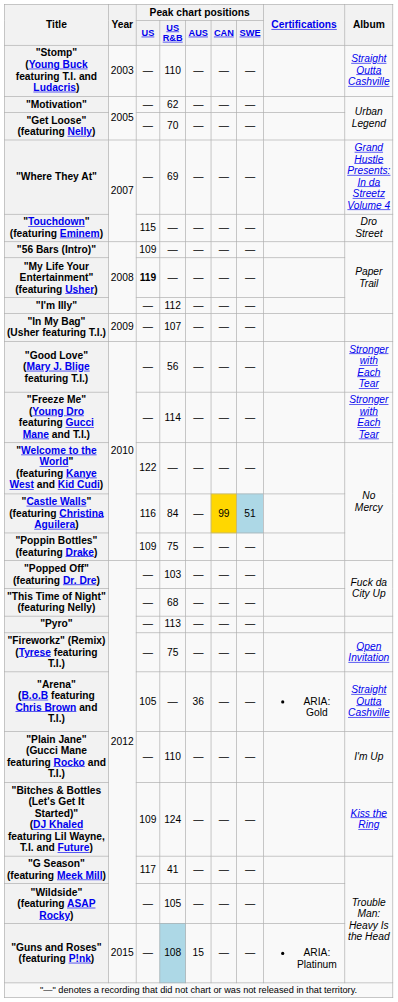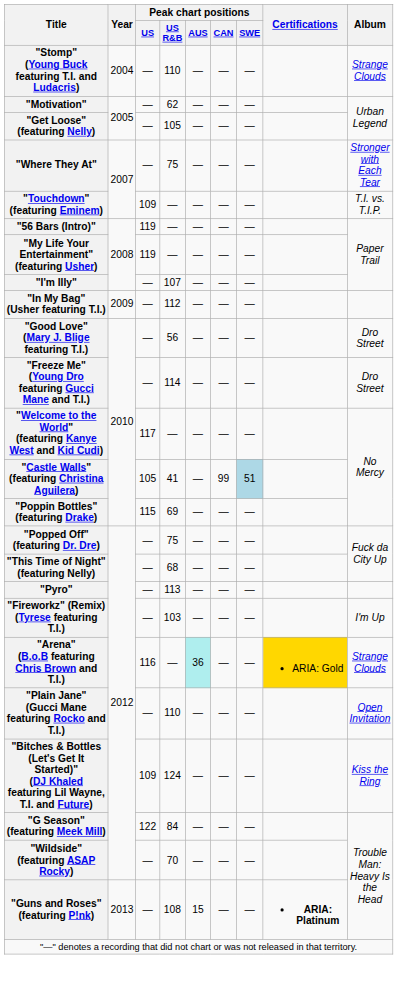(122, 70) 2003 -> (122, 70) 2004
(369, 70) Straight Outta Cashville -> (370, 70) Strange Clouds
(173, 126) 70 -> (172, 126) 105
(173, 177) 69 -> (172, 165) 75
(369, 177) Grand Hustle Presents: In da Streetz Volume 4 -> (370, 165) Stronger with Each Tear
(148, 228) 115 -> (148, 205) 109
(369, 228) Dro Street -> (370, 205) T.I. vs. T.I.P.
(148, 250) 109 -> (148, 227) 119
(148, 277) bold -> (148, 254) normal
(173, 305) 112 -> (172, 282) 107
(173, 327) 107 -> (172, 304) 112
(369, 366) Stronger with Each Tear -> (370, 338) Dro Street
(369, 417) Stronger with Each Tear -> (370, 383) Dro Street
(148, 468) 122 -> (148, 433) 117
(148, 513) 116 -> (148, 478) 105
(173, 513) 84 -> (172, 478) 41
(224, 513) gold background -> (224, 478) no background
(148, 547) 109 -> (148, 512) 115
(173, 547) 75 -> (172, 512) 69
(173, 574) 103 -> (172, 540) 75
(173, 652) 75 -> (172, 617) 103
(369, 652) Open Invitation -> (370, 617) I'm Up
(148, 701) 105 -> (148, 662) 116
(198, 701) no background -> (198, 662) paleturquoise background
(304, 707) no background -> (305, 668) gold background
(369, 701) Straight Outta Cashville -> (370, 662) Strange Clouds
(369, 757) I'm Up -> (370, 713) Open Invitation
(148, 870) 117 -> (148, 826) 122
(173, 870) 41 -> (172, 826) 84
(173, 903) 105 -> (172, 860) 70
(122, 953) 2015 -> (122, 909) 2013
(173, 953) lightblue background -> (172, 909) no background
(304, 959) normal -> (305, 915) bold
